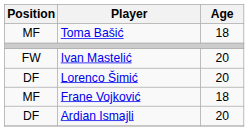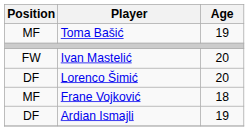(222, 33) 18 -> (222, 33) 19
(222, 116) 20 -> (222, 116) 19
